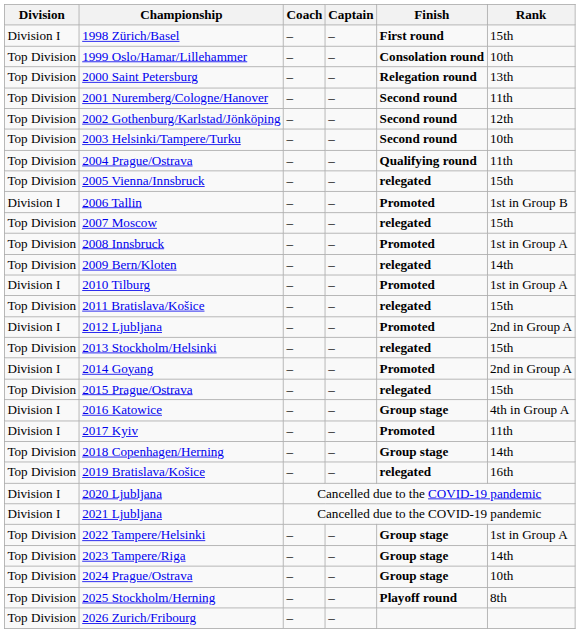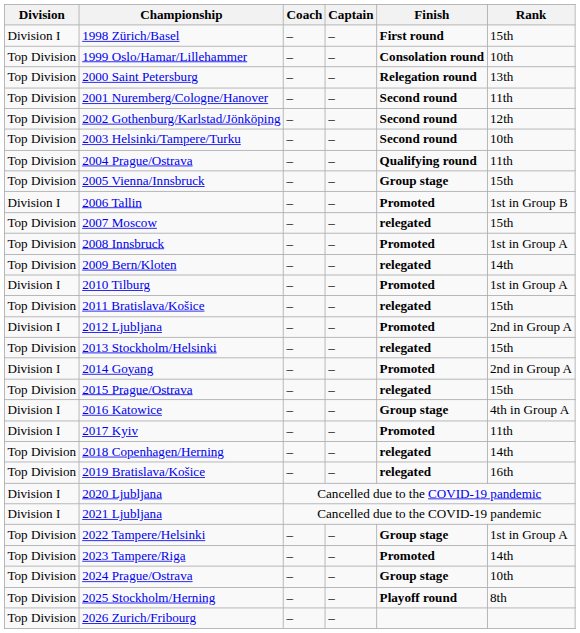(405, 181) relegated -> (414, 181) Group stage
(414, 451) Group stage -> (405, 451) relegated
(414, 555) Group stage -> (407, 555) Promoted
